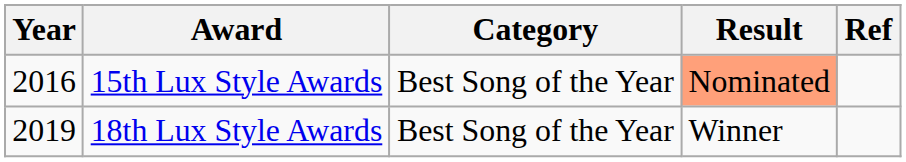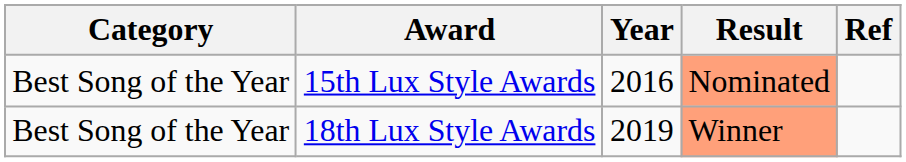columns swapped: (44, 29) <-> (535, 29)
(736, 130) no background -> (736, 130) lightsalmon background
